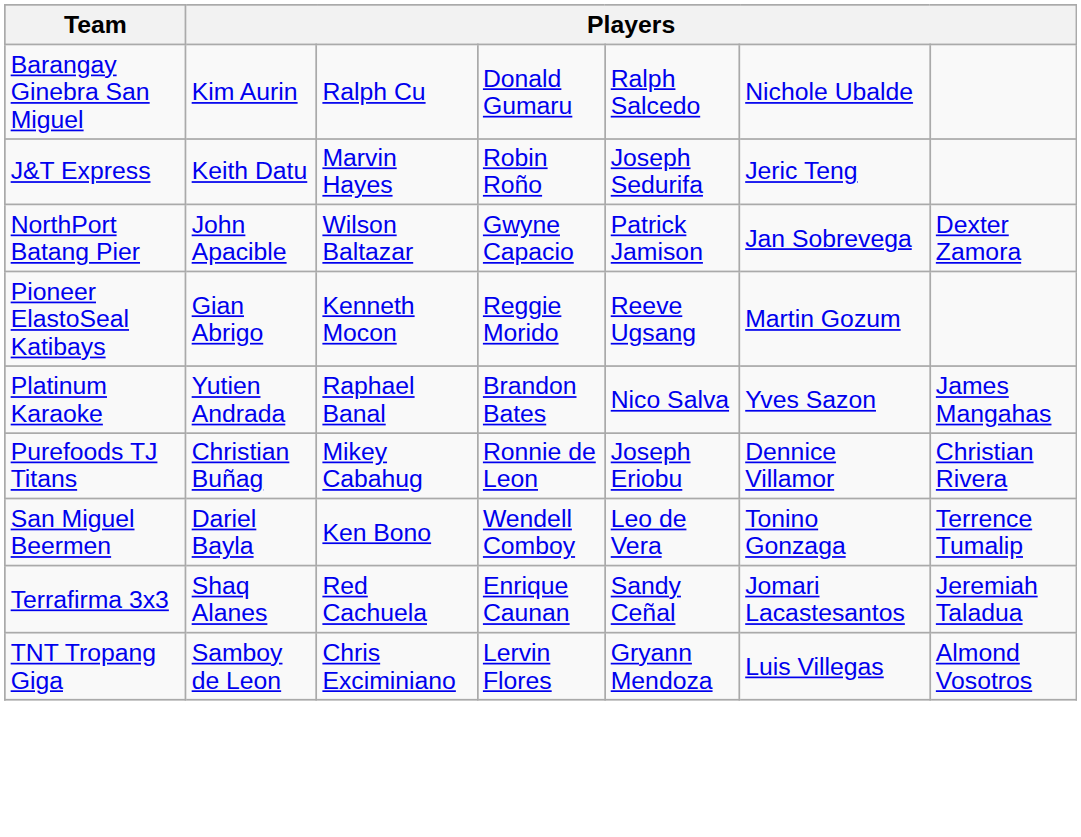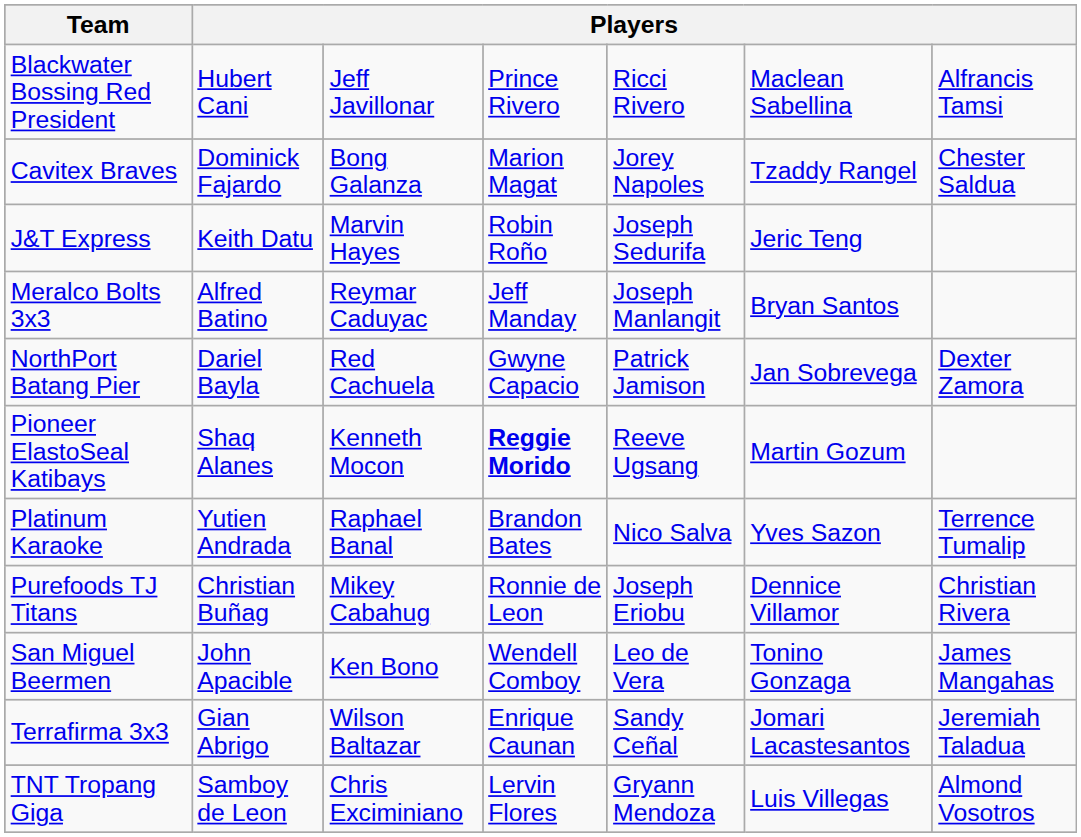- row: (80, 91)
+ row: (81, 91)
+ row: (94, 172)
+ row: (86, 305)
(239, 239) John Apacible -> (230, 372) Dariel Bayla
(368, 239) Wilson Baltazar -> (382, 372) Red Cachuela
(227, 319) Gian Abrigo -> (235, 452) Shaq Alanes
(522, 319) normal -> (529, 452) bold
(994, 399) James Mangahas -> (986, 533) Terrence Tumalip
(224, 533) Dariel Bayla -> (245, 666) John Apacible
(984, 533) Terrence Tumalip -> (996, 666) James Mangahas
(230, 599) Shaq Alanes -> (233, 733) Gian Abrigo
(375, 599) Red Cachuela -> (375, 733) Wilson Baltazar
